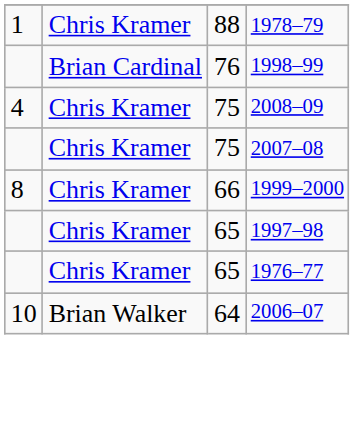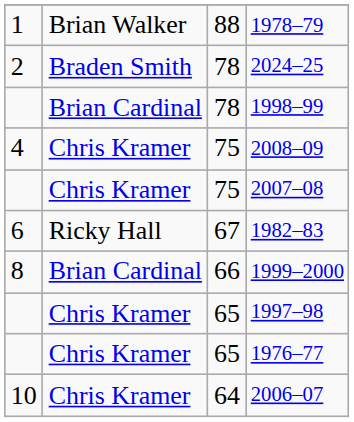(120, 25) Chris Kramer -> (118, 25) Brian Walker
+ row: (287, 66)
(227, 66) 76 -> (227, 107) 78
+ row: (287, 230)
(120, 189) Chris Kramer -> (125, 271) Brian Cardinal
(118, 312) Brian Walker -> (120, 395) Chris Kramer
